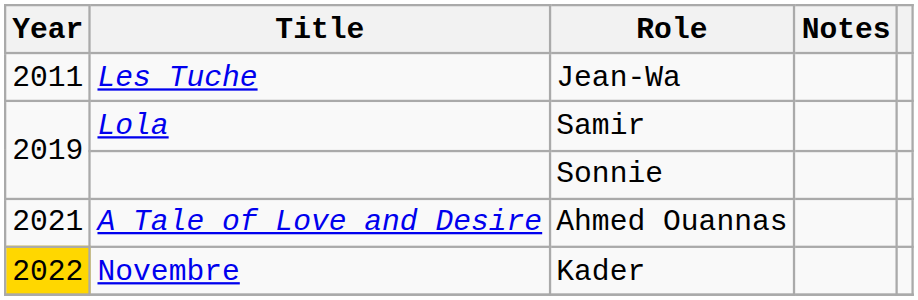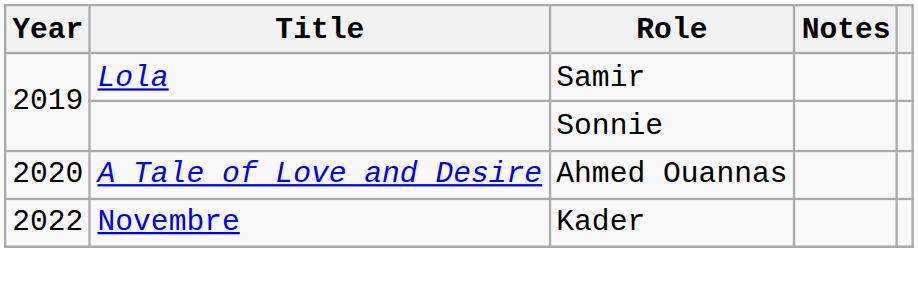- row: (178, 78)
(48, 223) 2021 -> (48, 174) 2020
(48, 271) gold background -> (48, 223) no background
